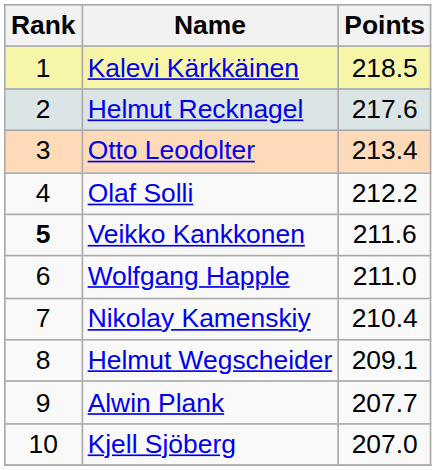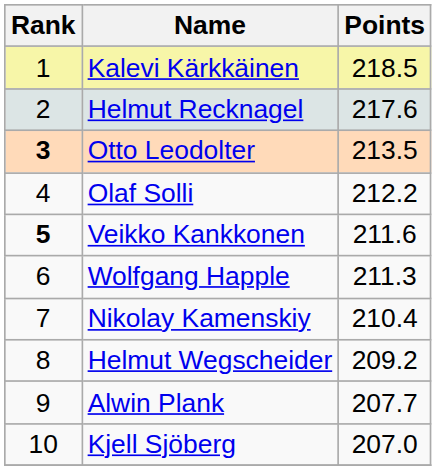(43, 151) normal -> (43, 151) bold
(385, 151) 213.4 -> (385, 151) 213.5
(385, 276) 211.0 -> (385, 276) 211.3
(385, 360) 209.1 -> (385, 360) 209.2
